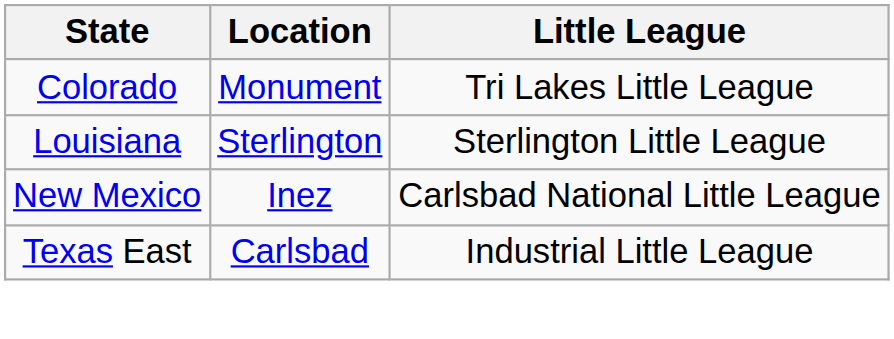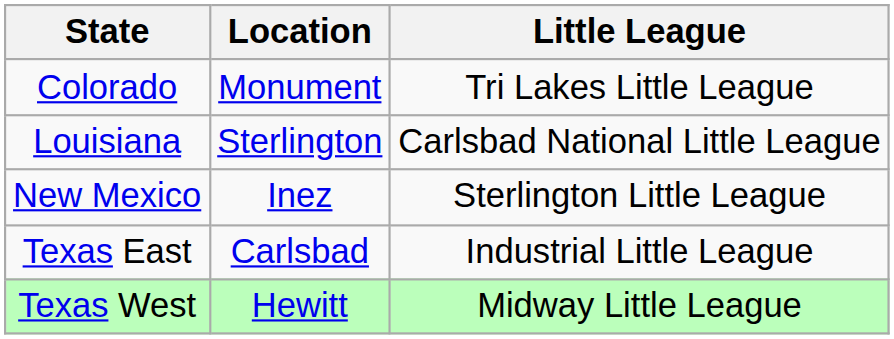(639, 141) Sterlington Little League -> (639, 141) Carlsbad National Little League
(639, 196) Carlsbad National Little League -> (639, 196) Sterlington Little League
+ row: (107, 305)
